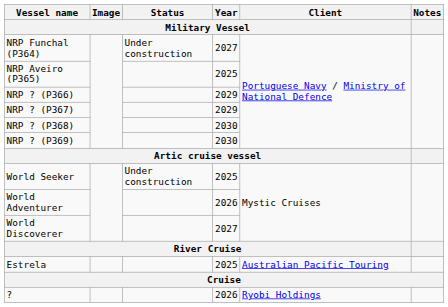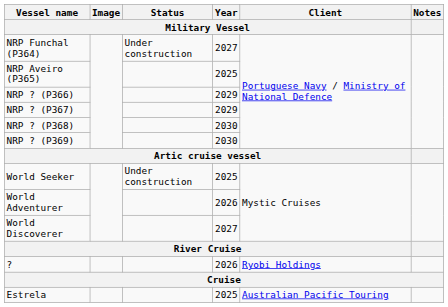rows swapped: (26, 264) <-> (9, 295)
